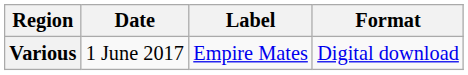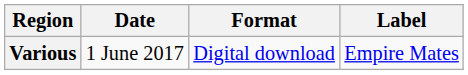columns swapped: (388, 20) <-> (251, 20)
